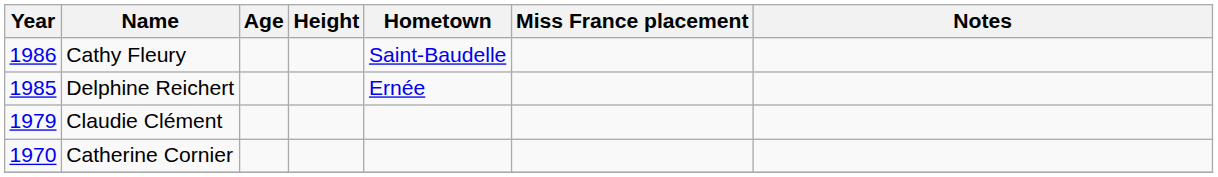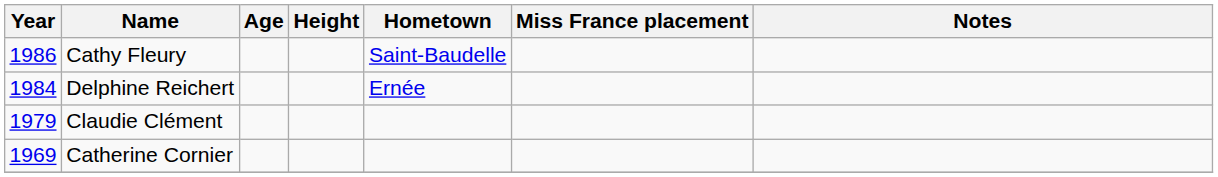(33, 88) 1985 -> (33, 88) 1984
(33, 155) 1970 -> (33, 155) 1969
